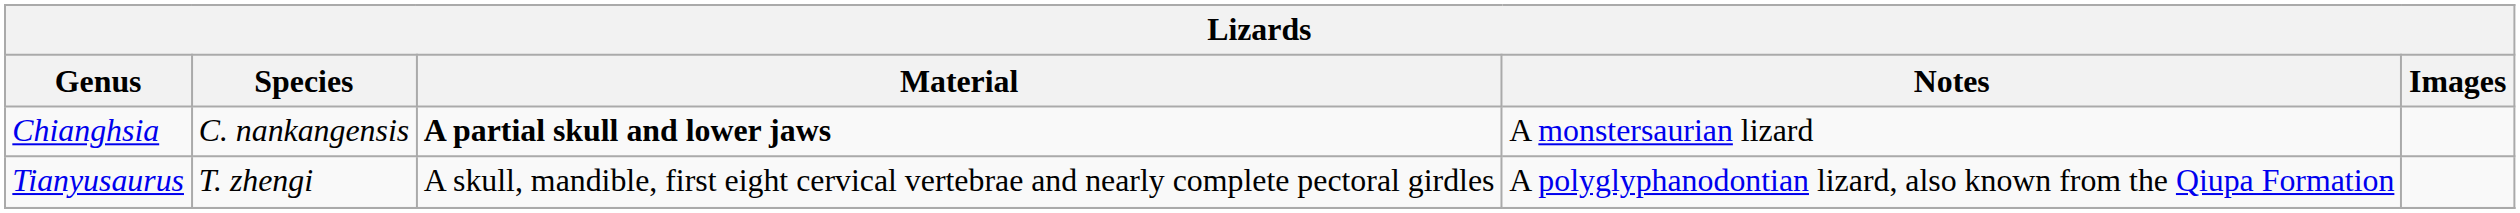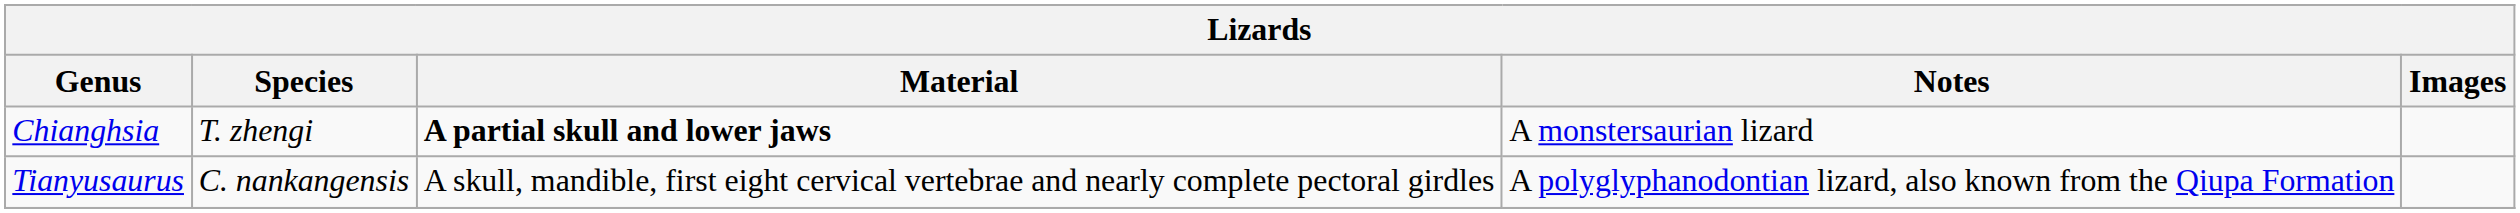(304, 130) C. nankangensis -> (256, 130) T. zhengi
(256, 181) T. zhengi -> (304, 181) C. nankangensis
